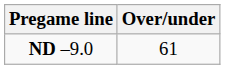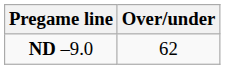(168, 49) 61 -> (168, 49) 62
